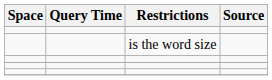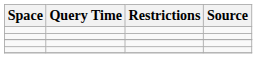- row: (25, 44)
